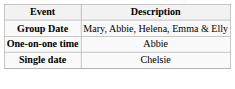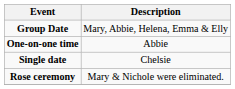+ row: (43, 76)
